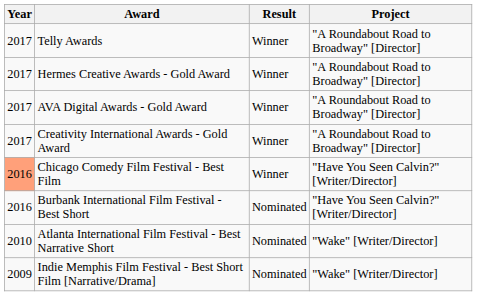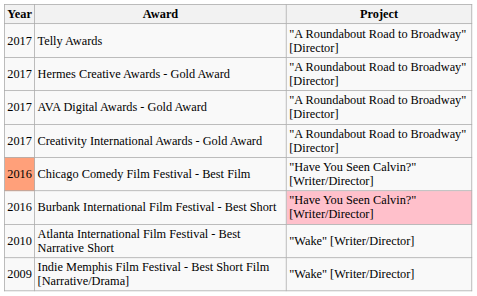- column: (279, 14)
(376, 207) no background -> (353, 207) pink background
